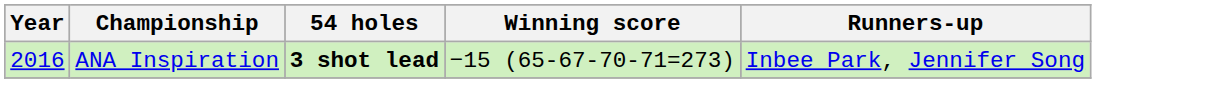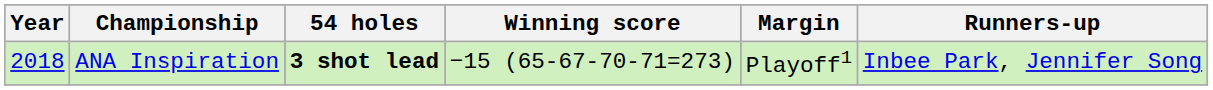+ column: (799, 23)
(37, 60) 2016 -> (37, 63) 2018
